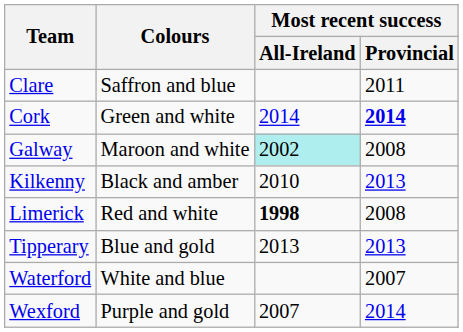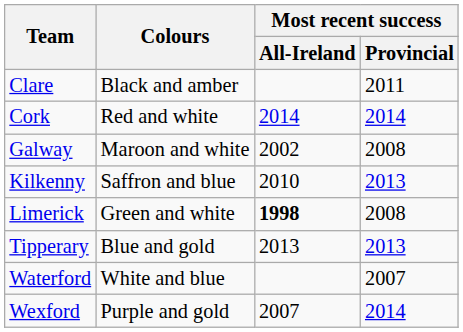(168, 85) Saffron and blue -> (169, 85) Black and amber
(168, 117) Green and white -> (159, 117) Red and white
(385, 117) bold -> (385, 117) normal
(279, 149) paleturquoise background -> (279, 149) no background
(169, 181) Black and amber -> (168, 181) Saffron and blue
(159, 213) Red and white -> (168, 213) Green and white
